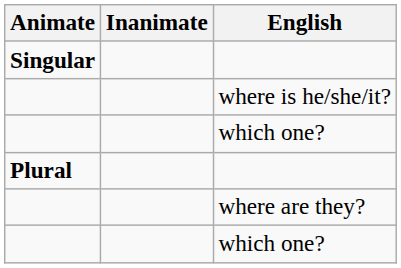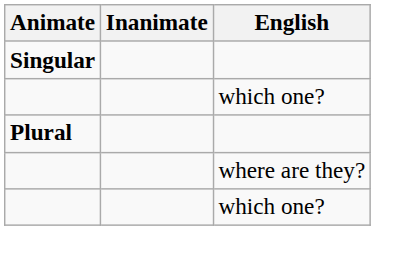- row: (53, 97)
